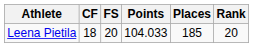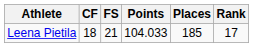(111, 33) 20 -> (111, 33) 21
(231, 33) 20 -> (231, 33) 17
